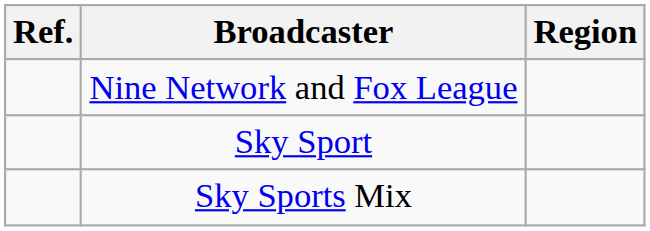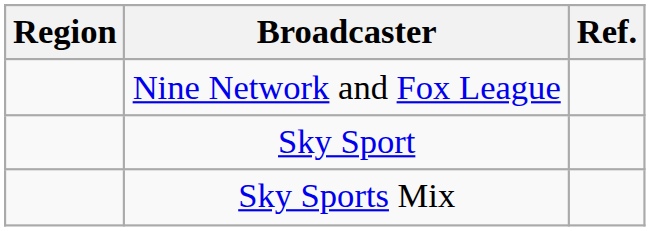columns swapped: (585, 31) <-> (43, 31)
